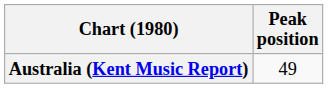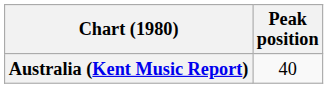(288, 68) 49 -> (288, 68) 40
